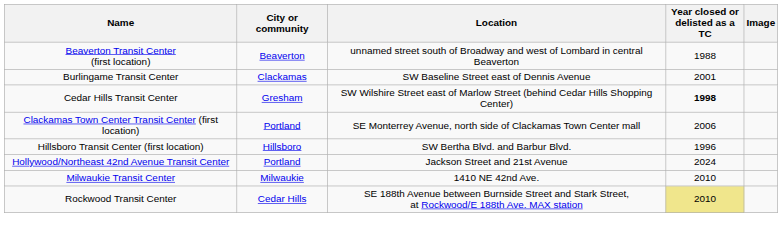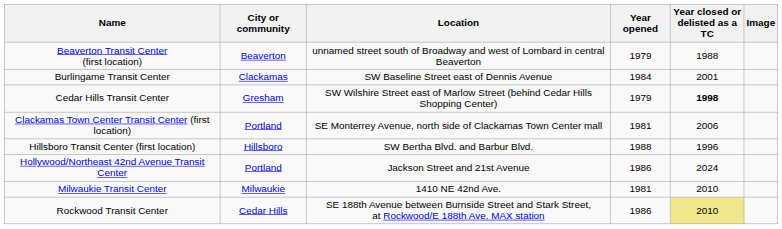+ column: (640, 23)
